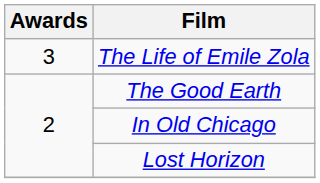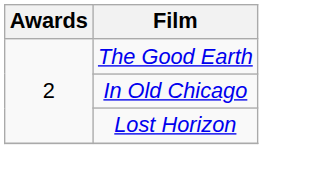- row: (204, 56)
